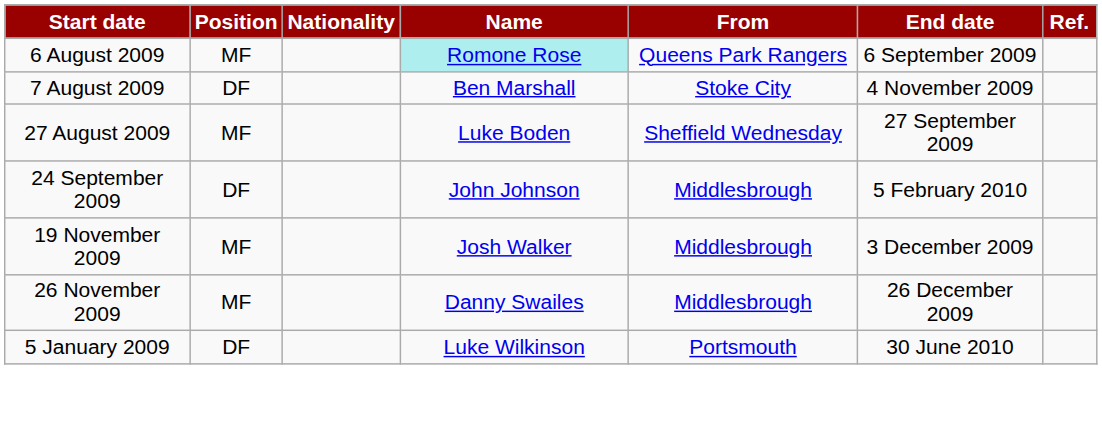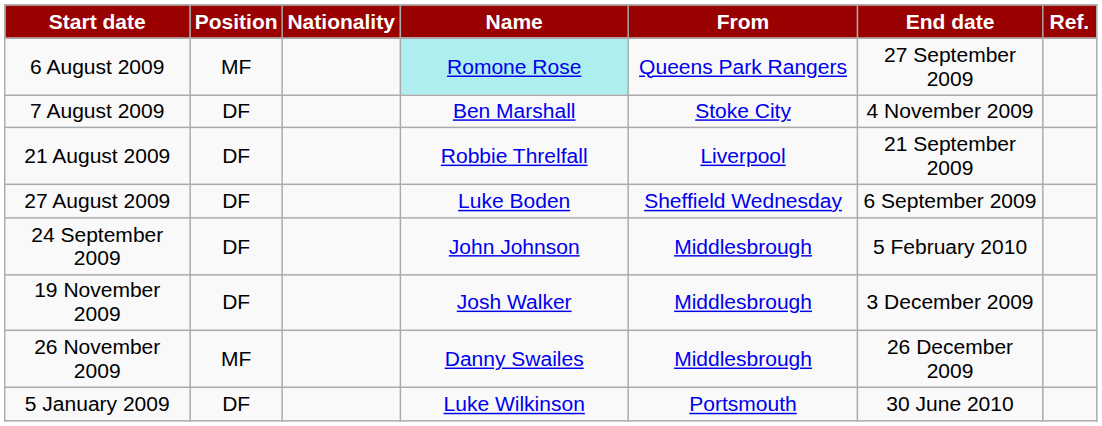(950, 55) 6 September 2009 -> (950, 67) 27 September 2009
+ row: (97, 156)
(236, 133) MF -> (236, 201) DF
(950, 133) 27 September 2009 -> (950, 201) 6 September 2009
(236, 246) MF -> (236, 303) DF
